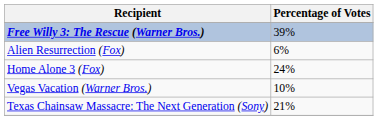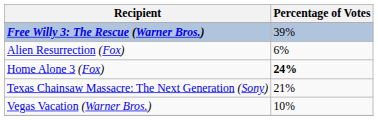(284, 69) normal -> (285, 69) bold
rows swapped: (138, 106) <-> (79, 87)
